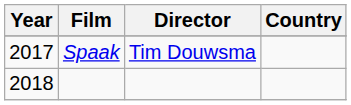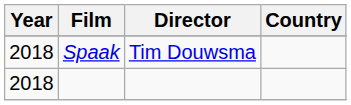(31, 52) 2017 -> (31, 52) 2018
